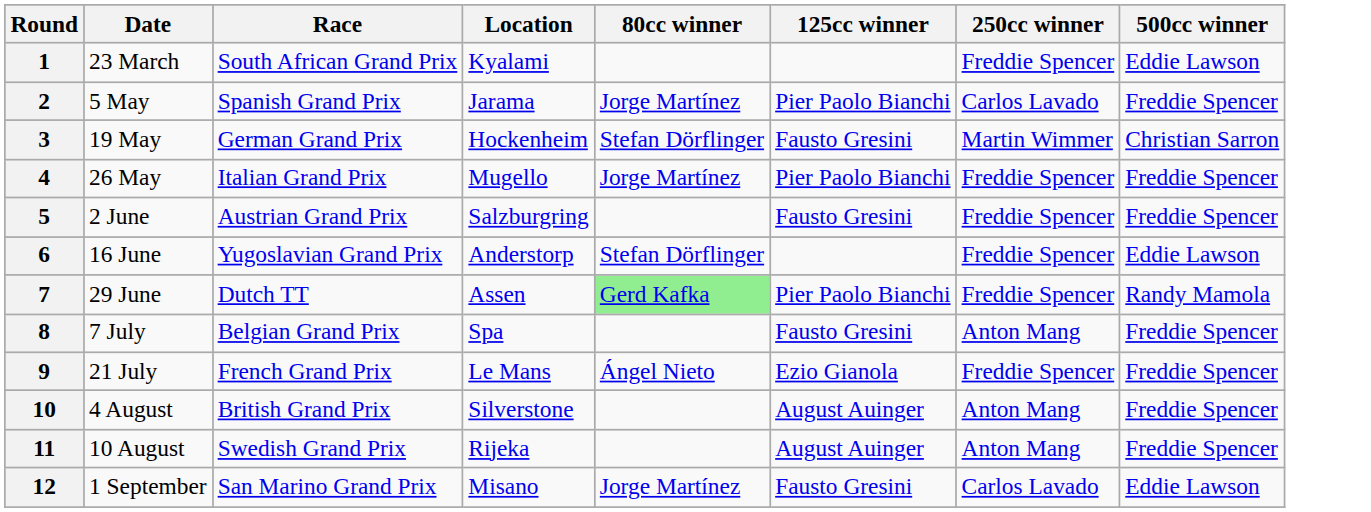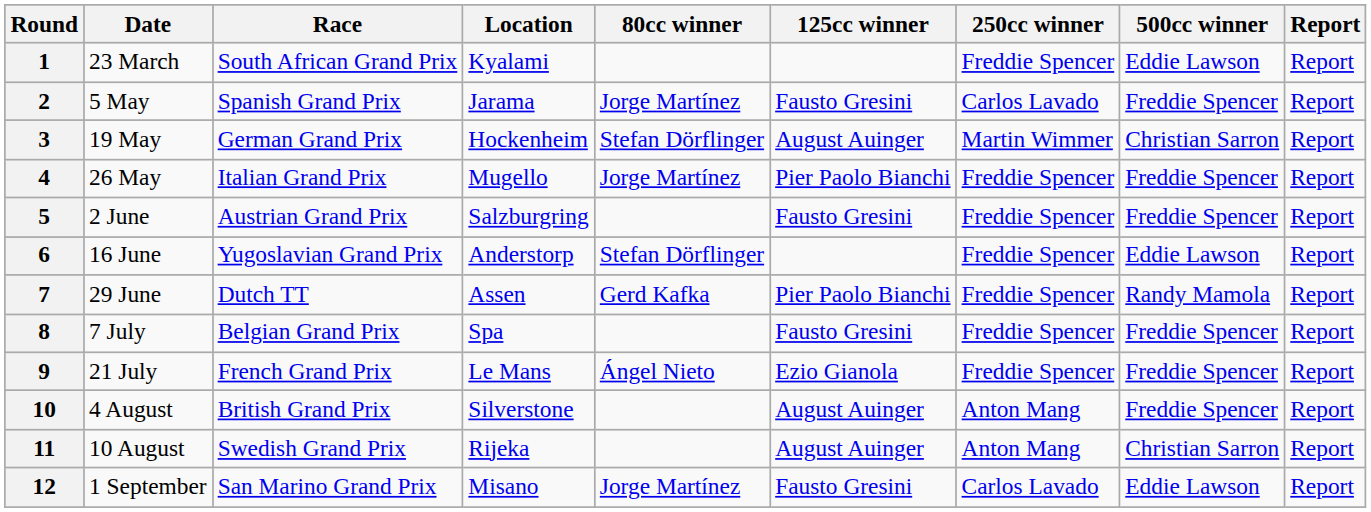+ column: (1325, 23)
(863, 100) Pier Paolo Bianchi -> (844, 100) Fausto Gresini
(844, 139) Fausto Gresini -> (850, 139) August Auinger
(655, 293) lightgreen background -> (655, 293) no background
(1021, 332) Anton Mang -> (1038, 332) Freddie Spencer
(1202, 447) Freddie Spencer -> (1202, 447) Christian Sarron
